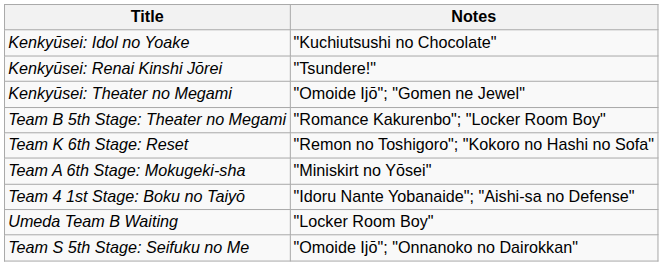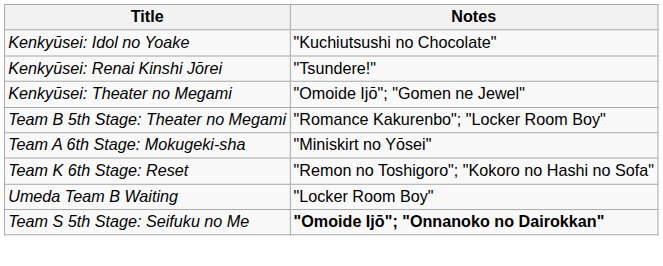rows swapped: (127, 171) <-> (98, 145)
- row: (127, 196)
(436, 247) normal -> (449, 222) bold
